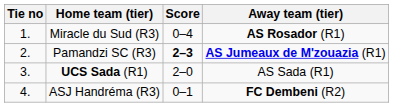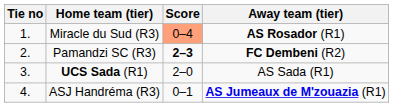(183, 33) no background -> (183, 33) lightsalmon background
(296, 53) AS Jumeaux de M'zouazia (R1) -> (296, 53) FC Dembeni (R2)
(296, 92) FC Dembeni (R2) -> (296, 92) AS Jumeaux de M'zouazia (R1)
